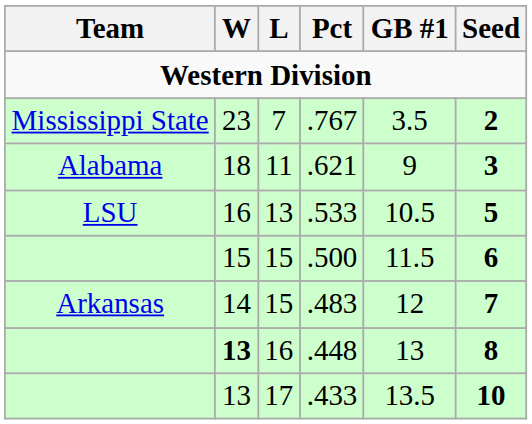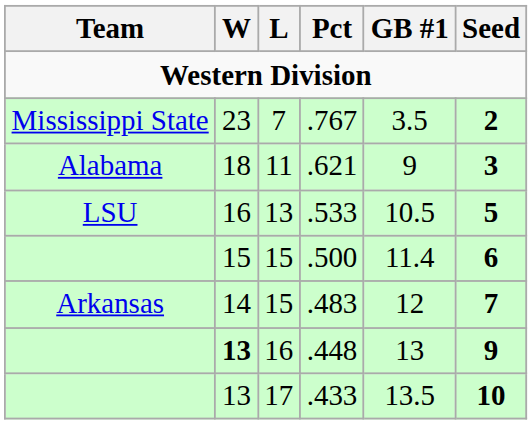(410, 258) 11.5 -> (410, 258) 11.4
(491, 349) 8 -> (491, 349) 9
